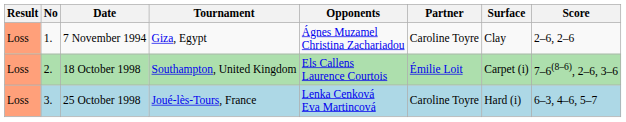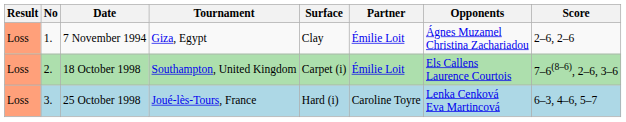columns swapped: (506, 13) <-> (353, 13)
(444, 38) Caroline Toyre -> (378, 38) Émilie Loit
